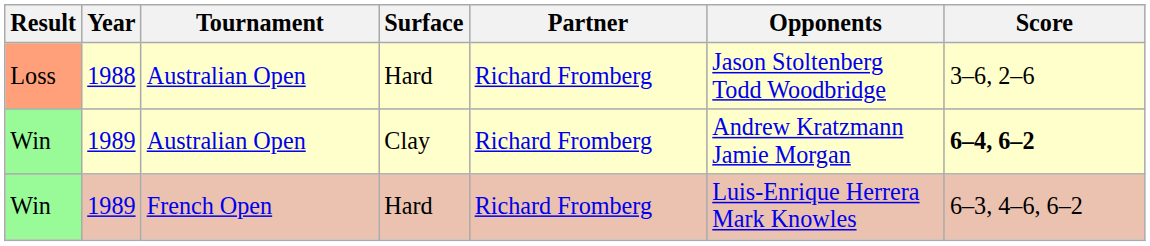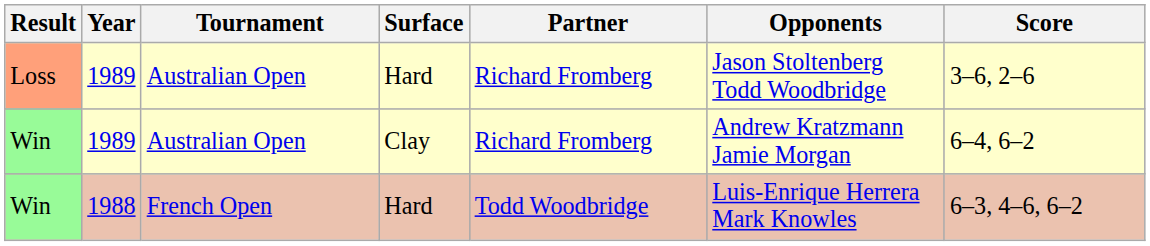(111, 75) 1988 -> (111, 75) 1989
(992, 141) bold -> (992, 141) normal
(111, 206) 1989 -> (111, 206) 1988
(563, 206) Richard Fromberg -> (562, 206) Todd Woodbridge
